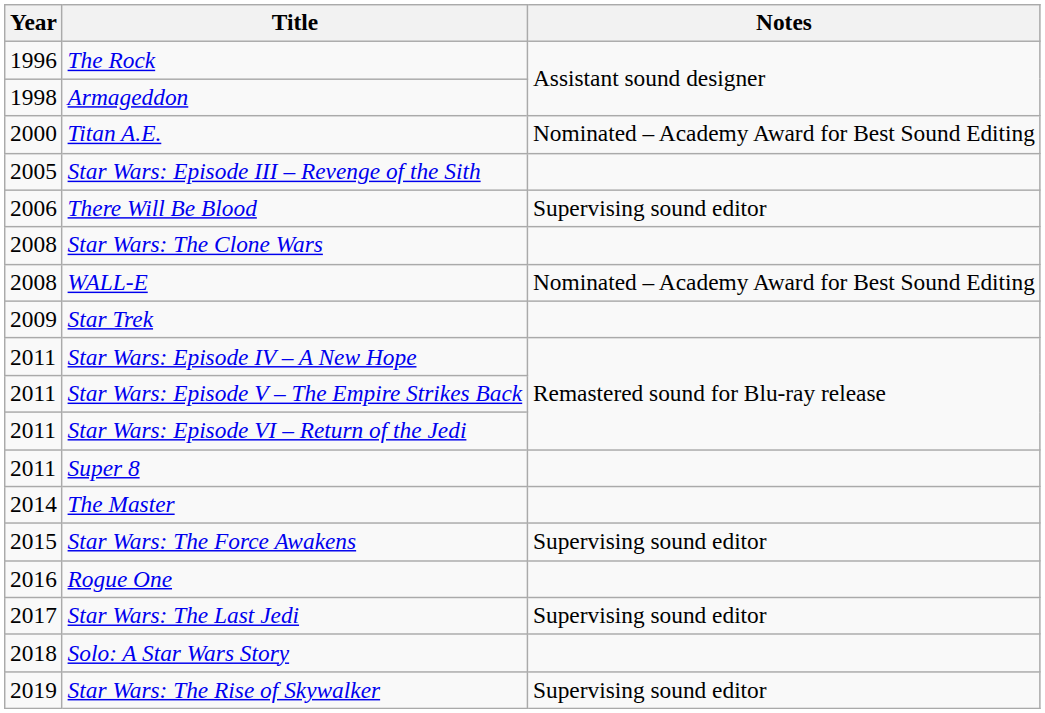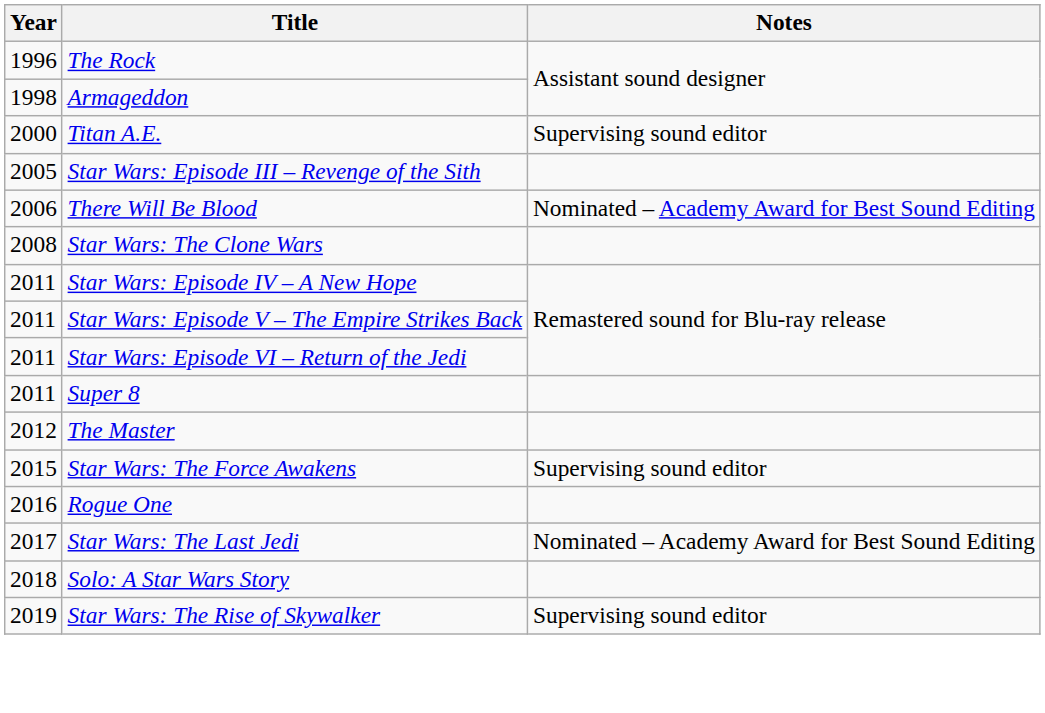(784, 134) Nominated – Academy Award for Best Sound Editing -> (650, 134) Supervising sound editor
(650, 208) Supervising sound editor -> (784, 208) Nominated – Academy Award for Best Sound Editing
- row: (108, 282)
- row: (110, 319)
(33, 504) 2014 -> (33, 430) 2012
(650, 615) Supervising sound editor -> (784, 541) Nominated – Academy Award for Best Sound Editing
